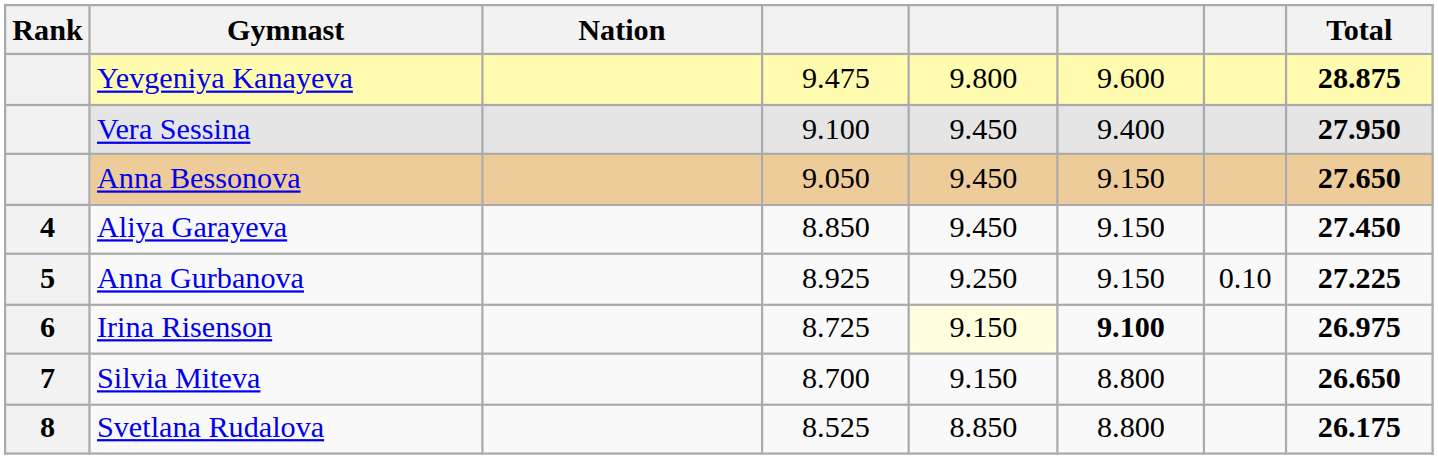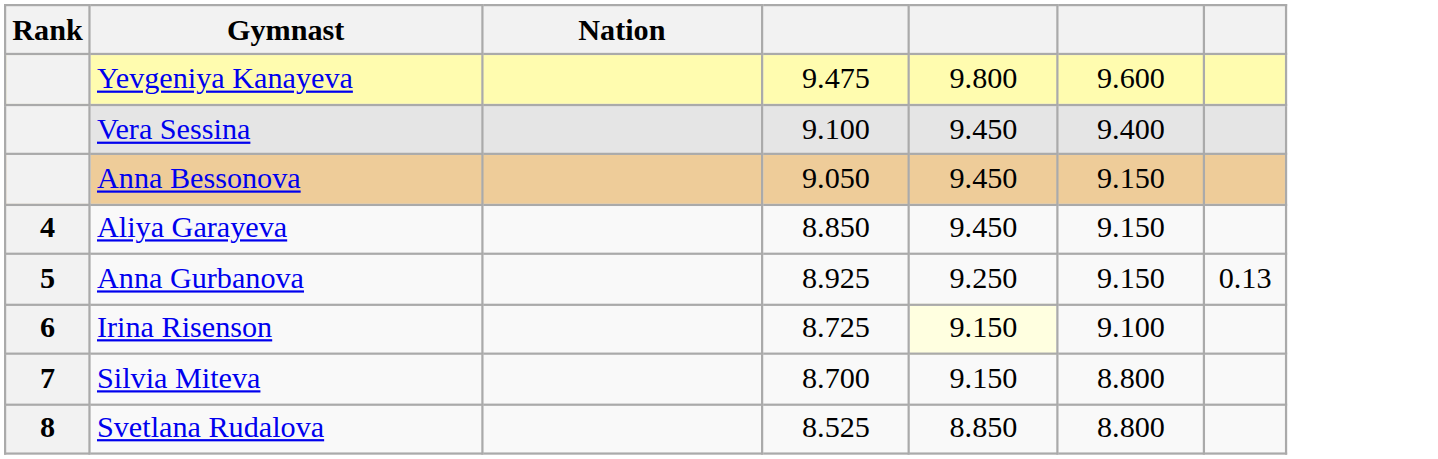- column: (1359, 28)
(1245, 278) 0.10 -> (1245, 278) 0.13
(1131, 327) bold -> (1131, 327) normal
